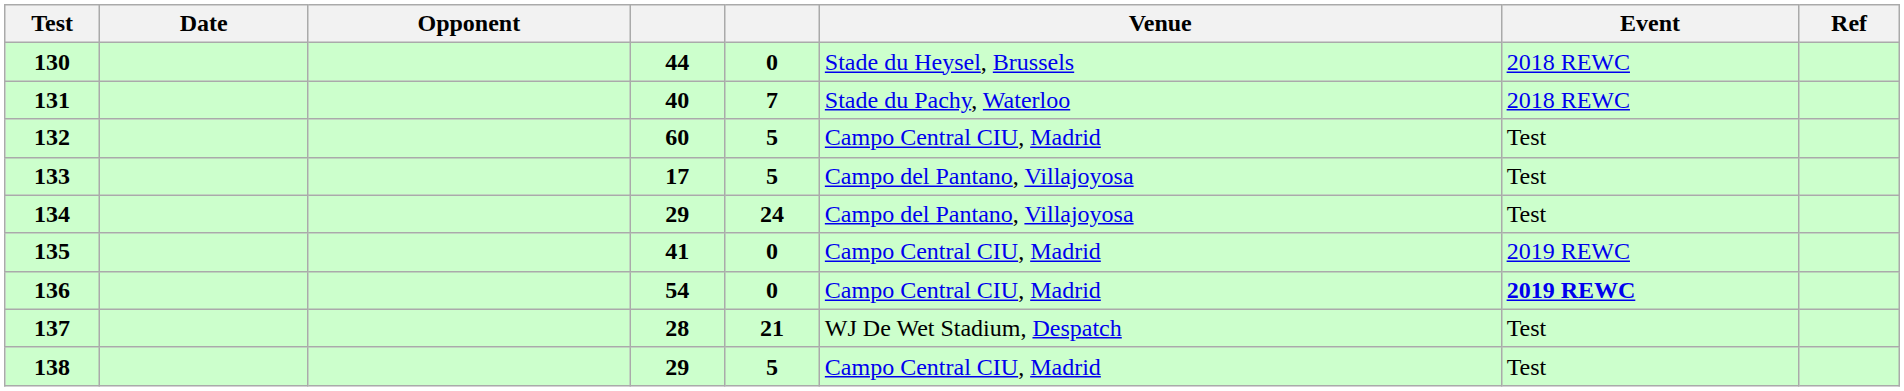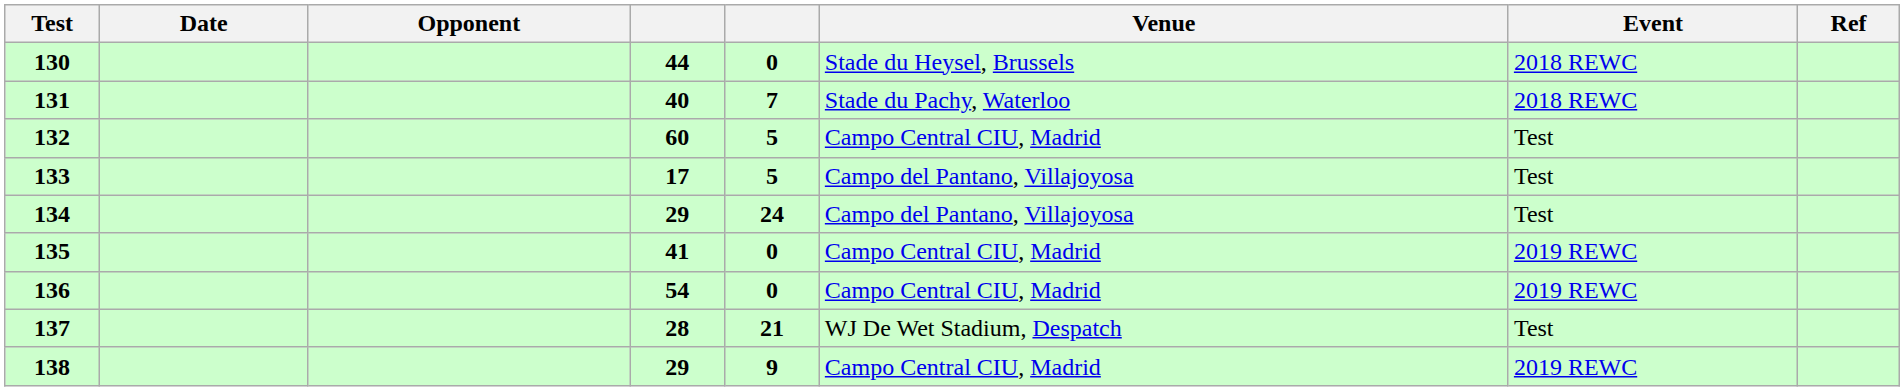(1571, 289) bold -> (1576, 289) normal
(772, 366) 5 -> (772, 366) 9
(1526, 366) Test -> (1576, 366) 2019 REWC
